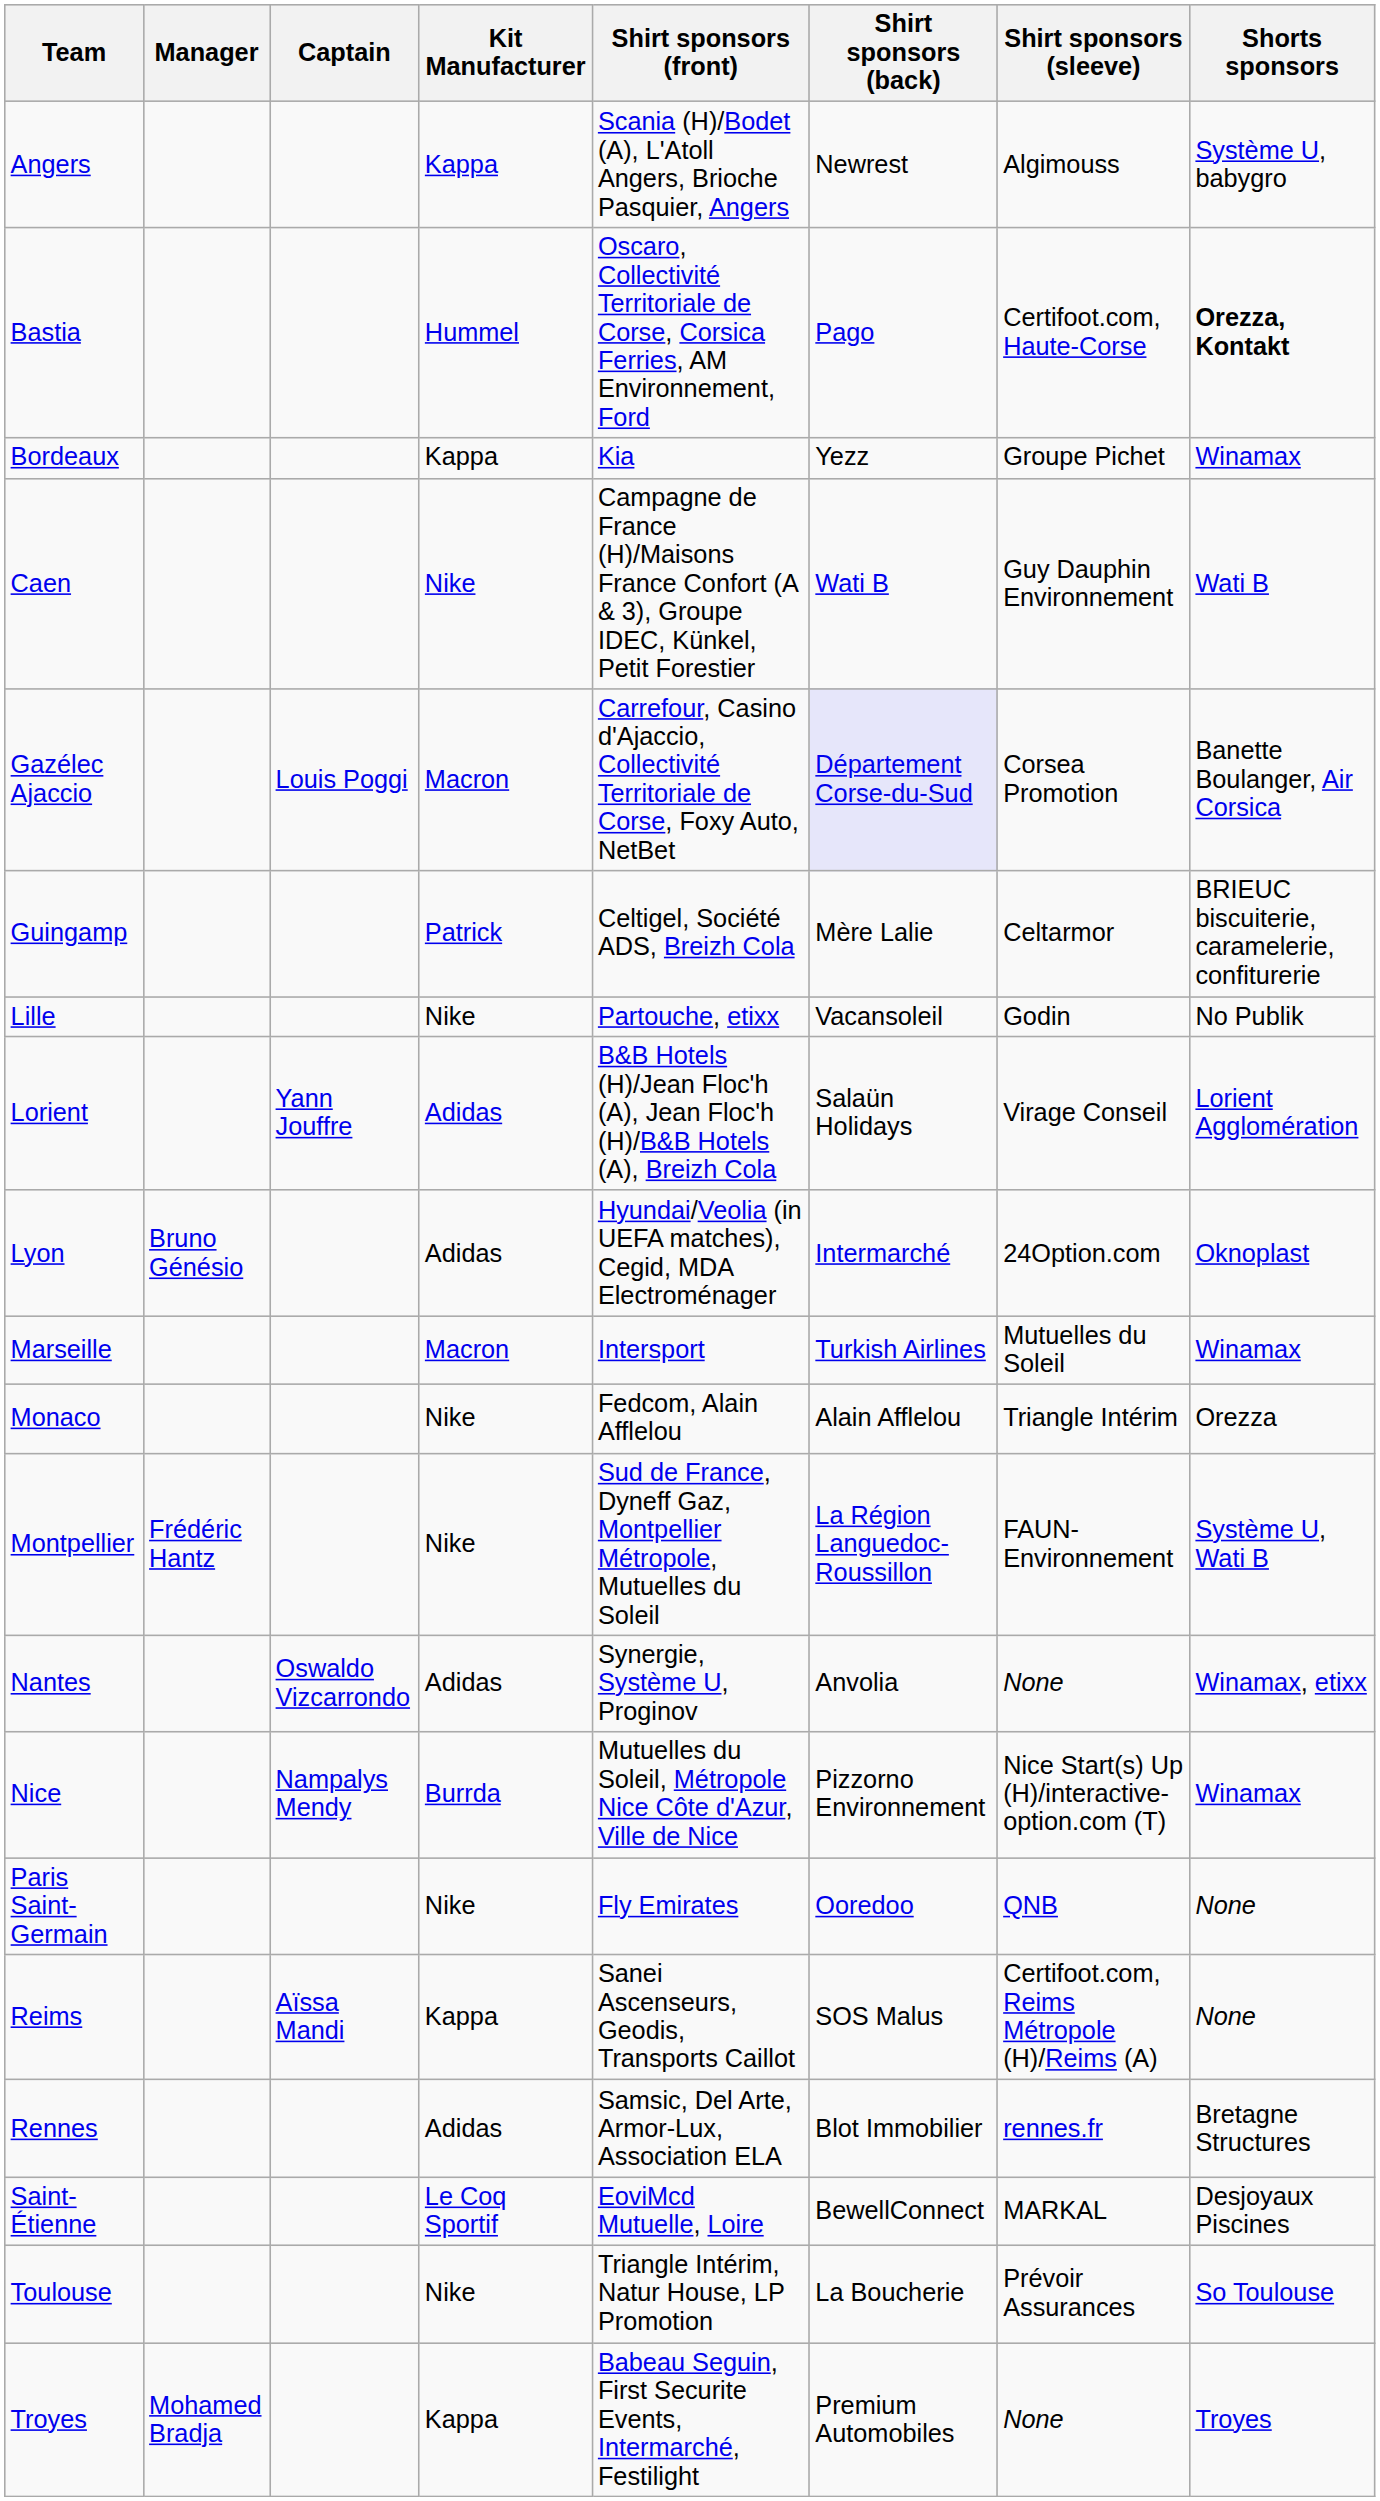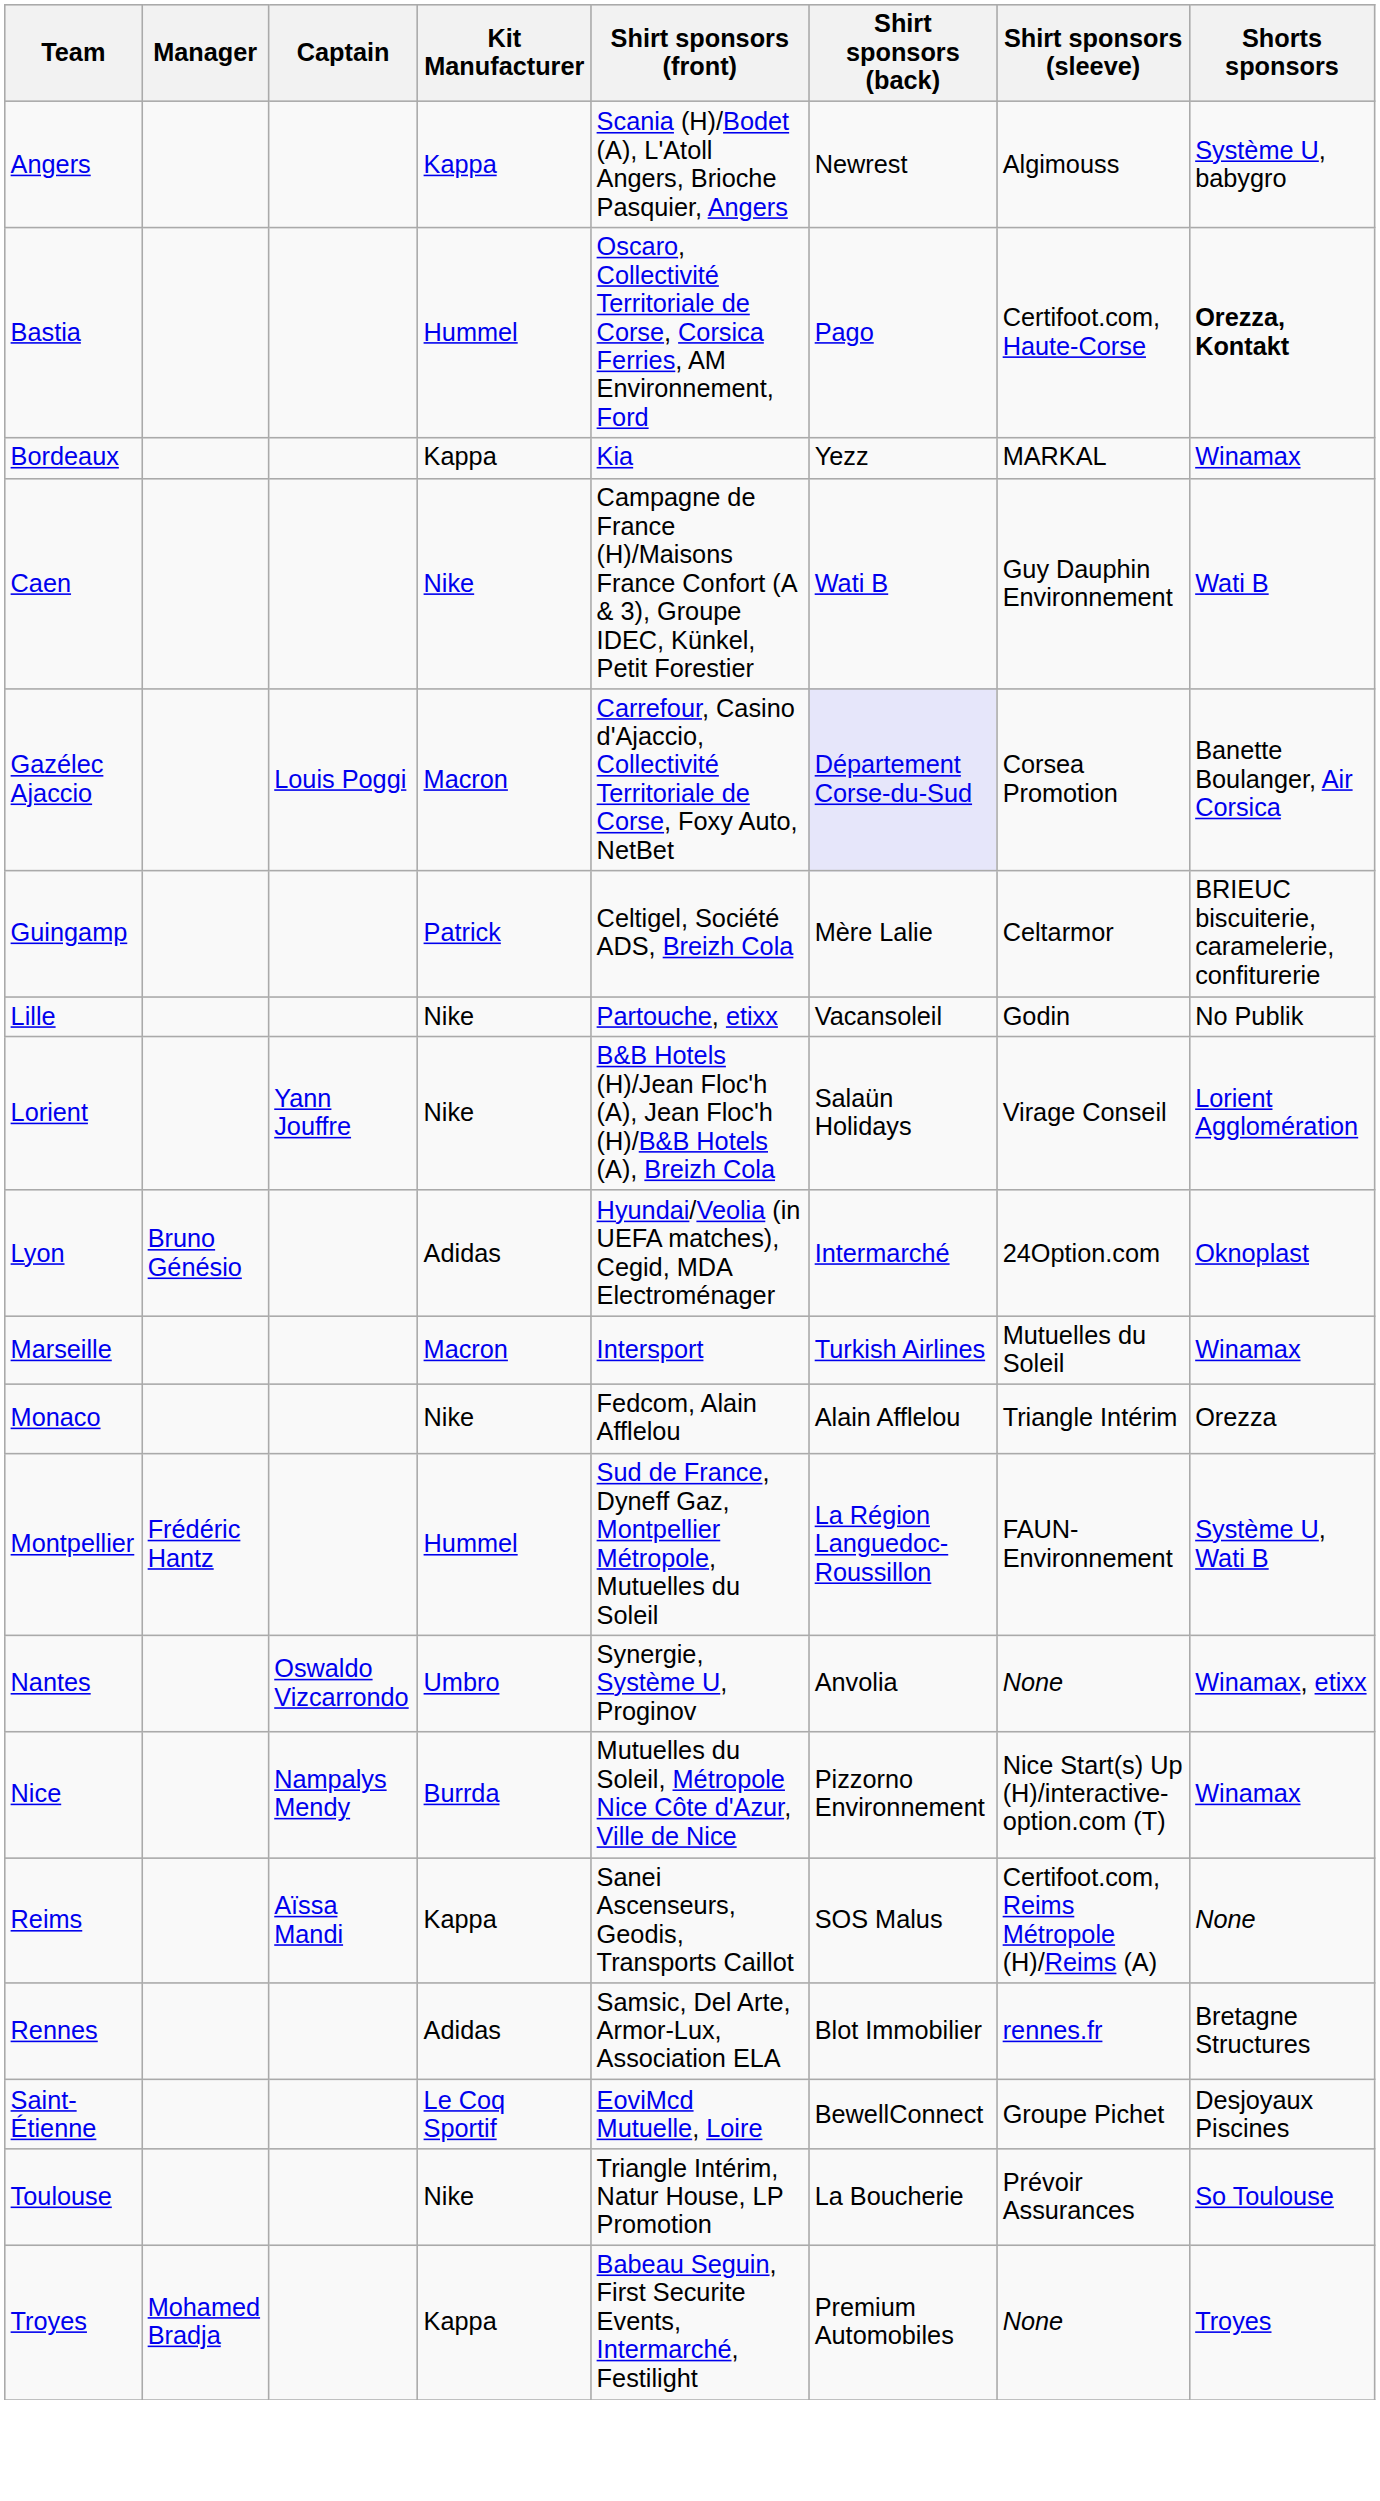(1084, 457) Groupe Pichet -> (1055, 457) MARKAL
(464, 1113) Adidas -> (449, 1113) Nike
(450, 1543) Nike -> (471, 1543) Hummel
(464, 1683) Adidas -> (462, 1683) Umbro
- row: (59, 1905)
(1055, 2210) MARKAL -> (1083, 2113) Groupe Pichet
